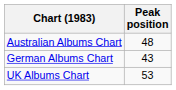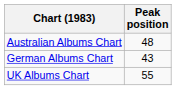(148, 76) 53 -> (148, 76) 55
